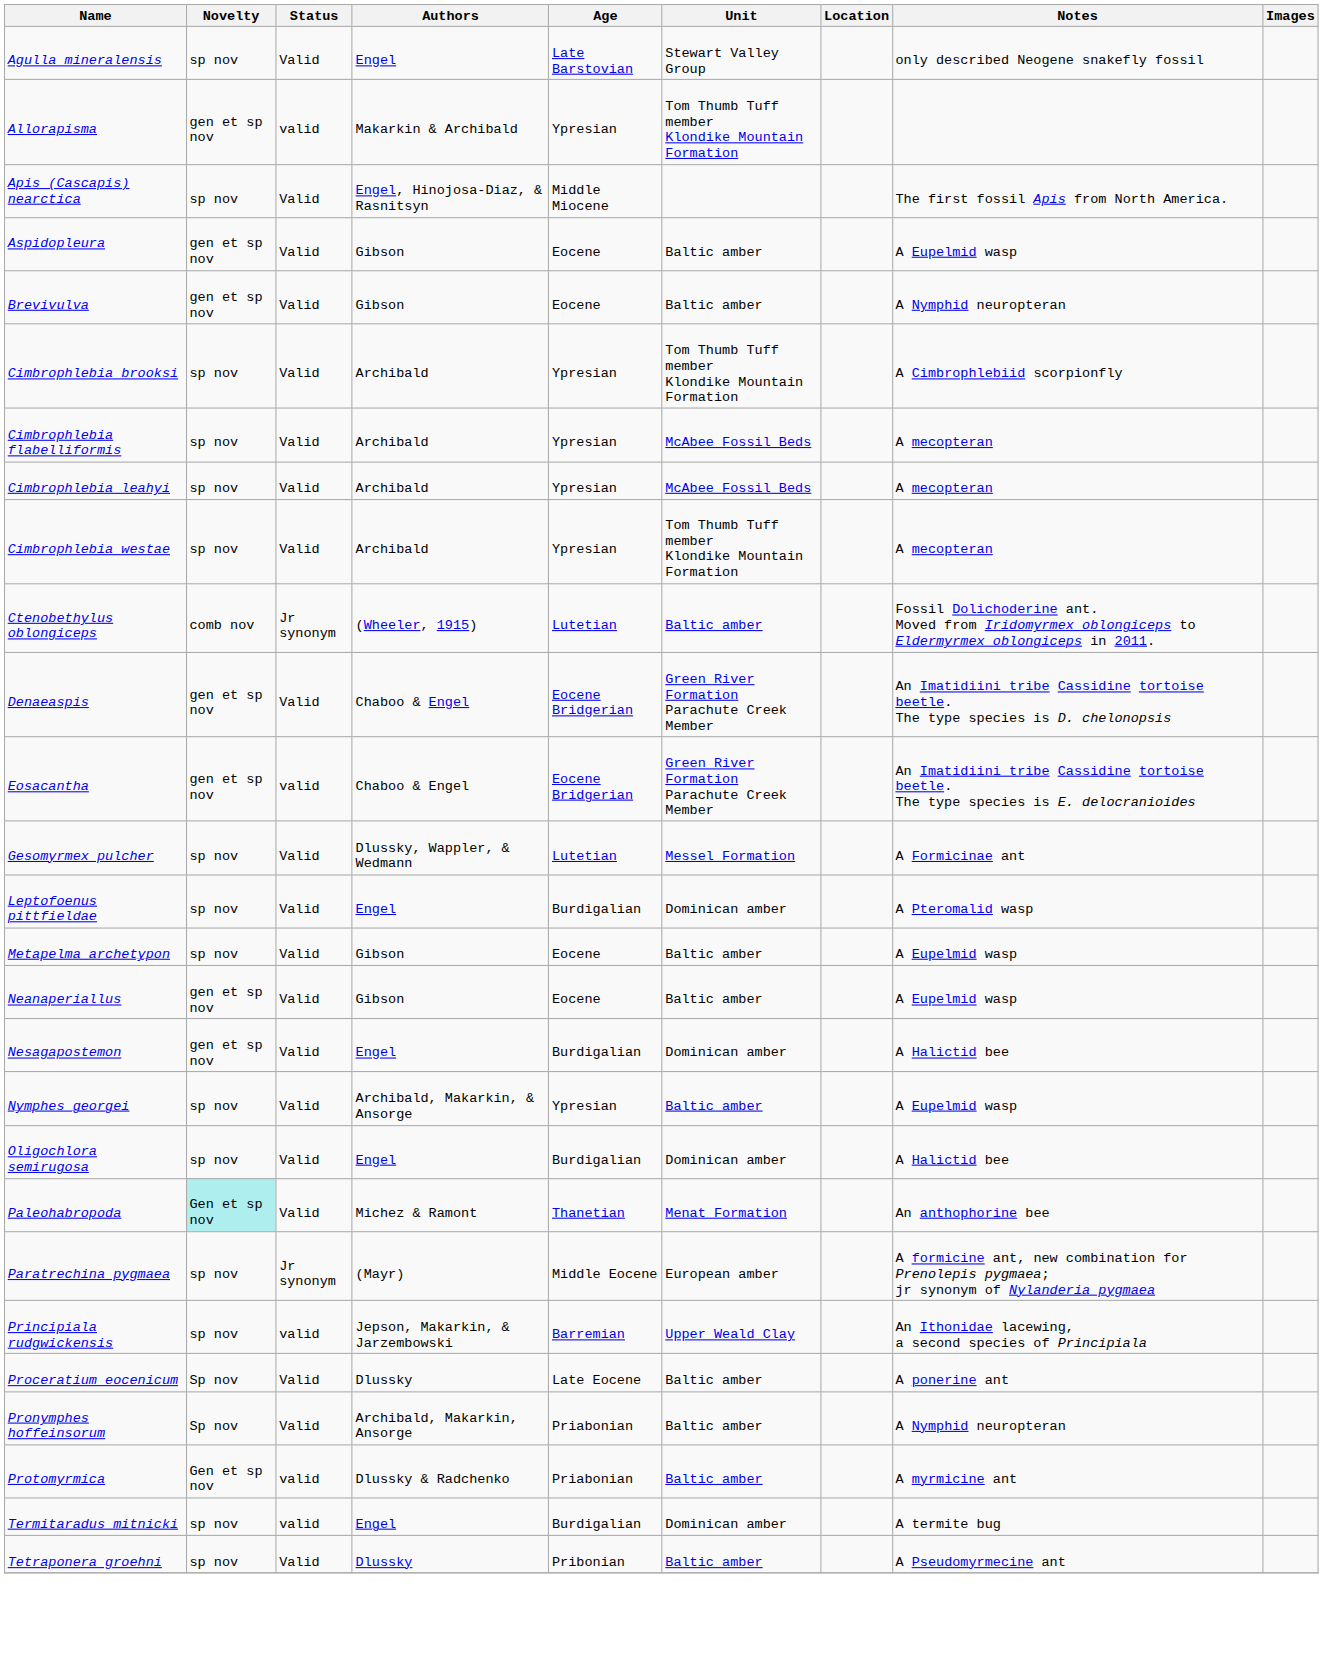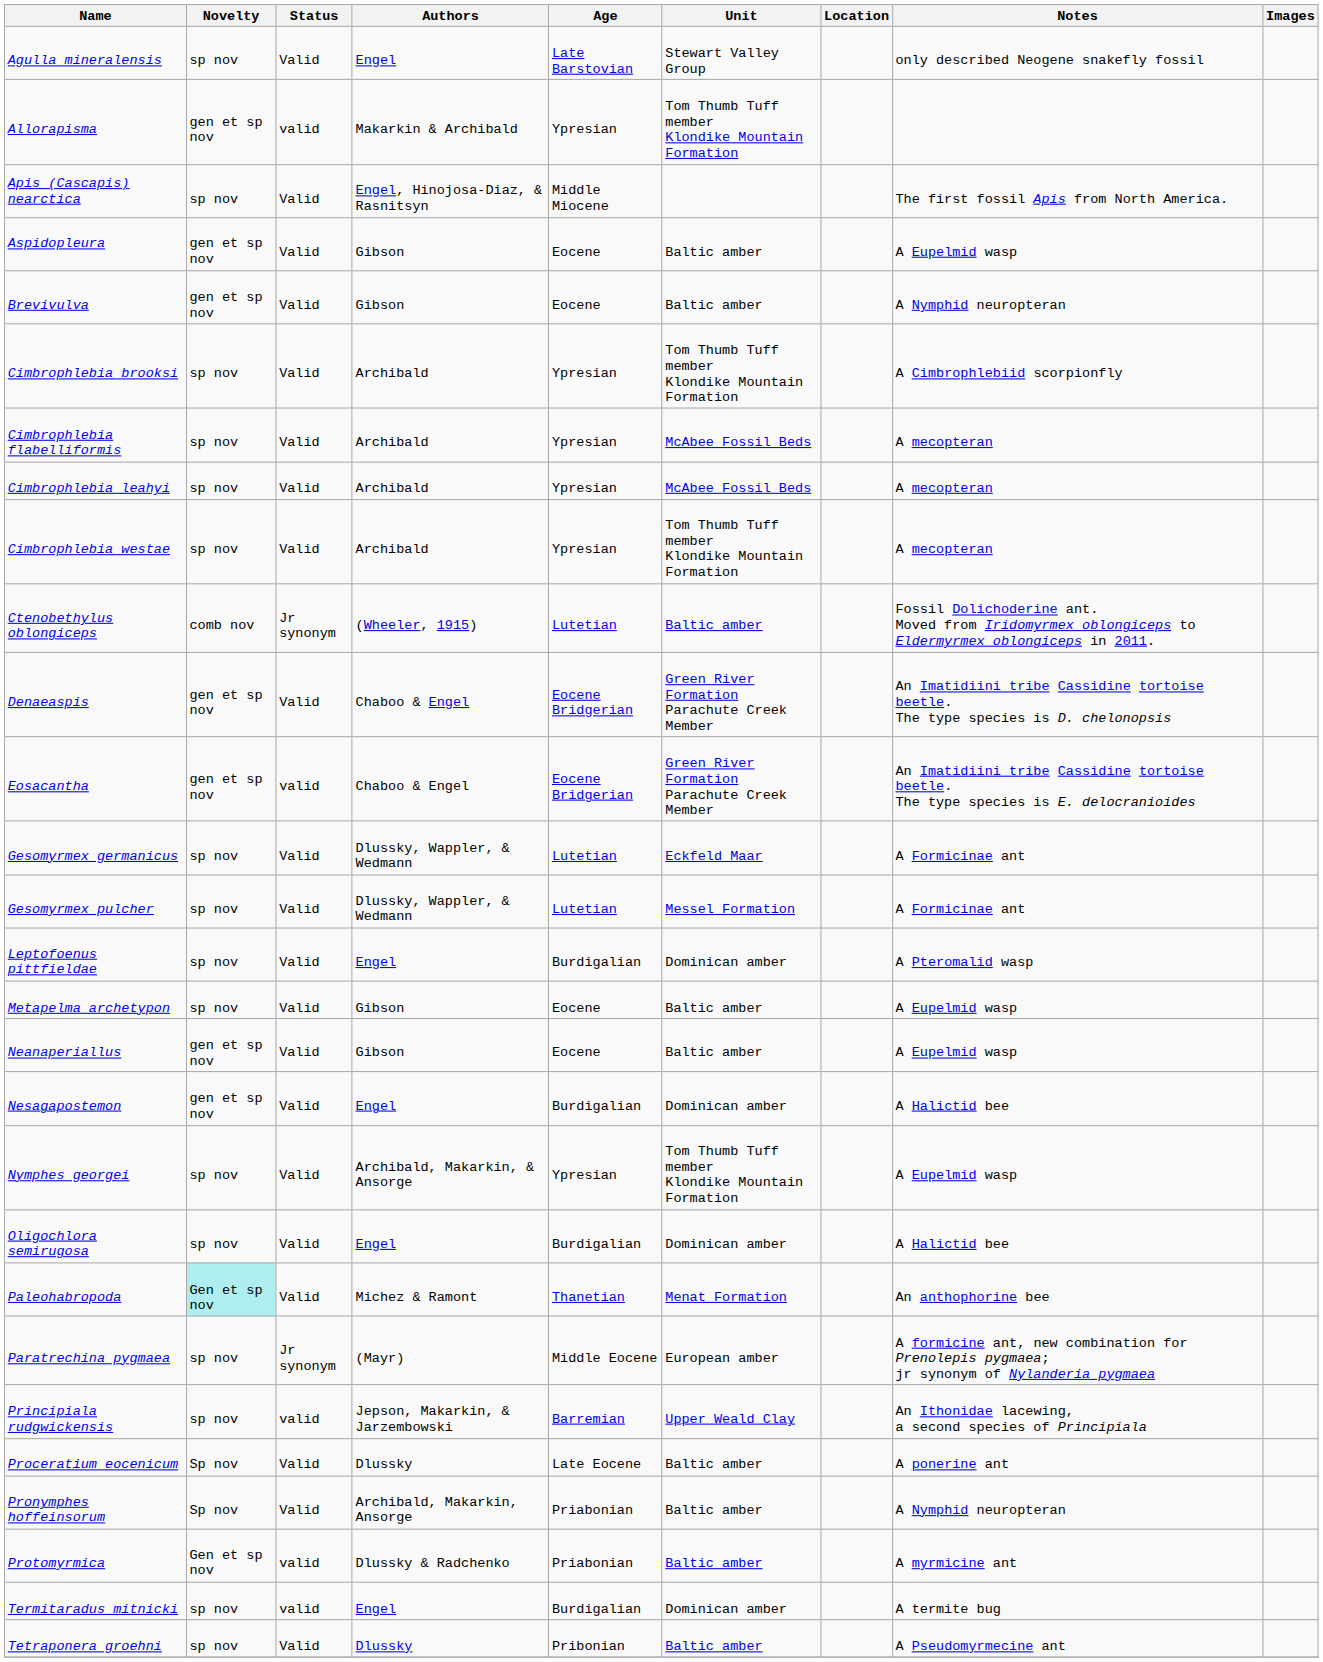+ row: (93, 856)
(714, 1106) Baltic amber -> (734, 1175) Tom Thumb Tuff member Klondike Mountain Formation
